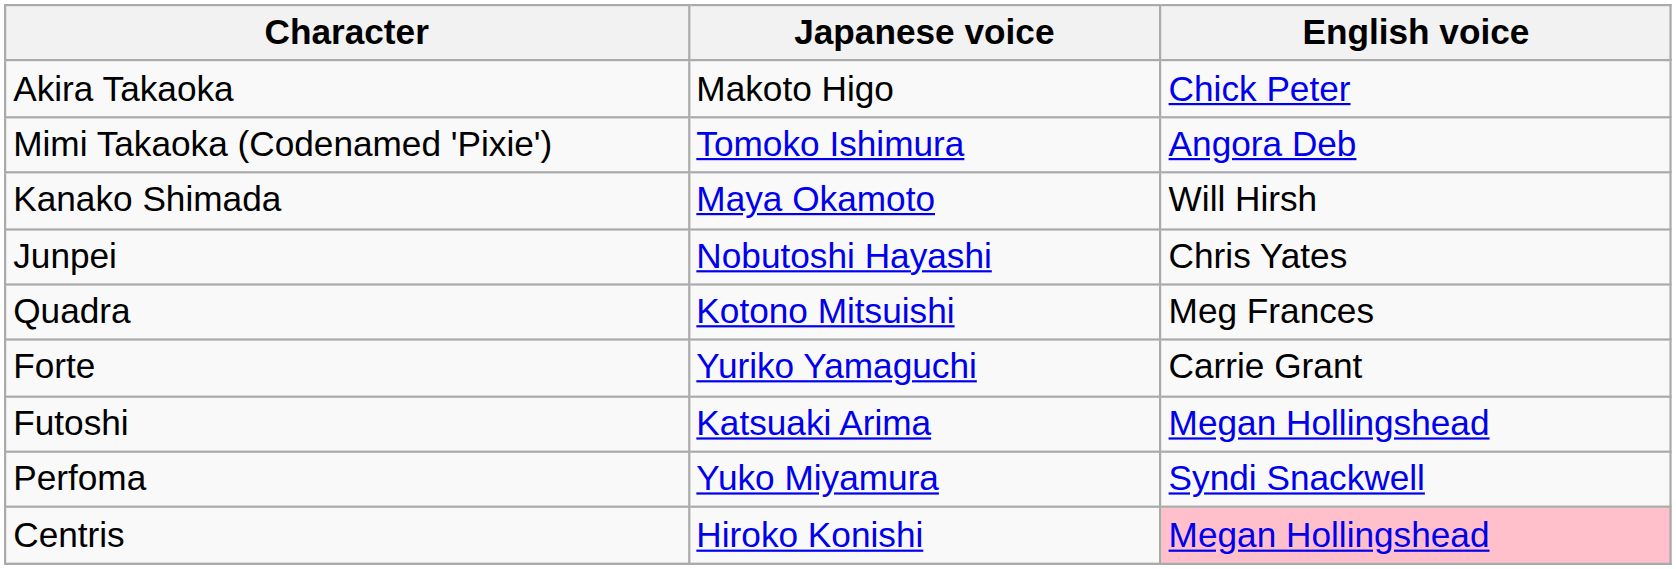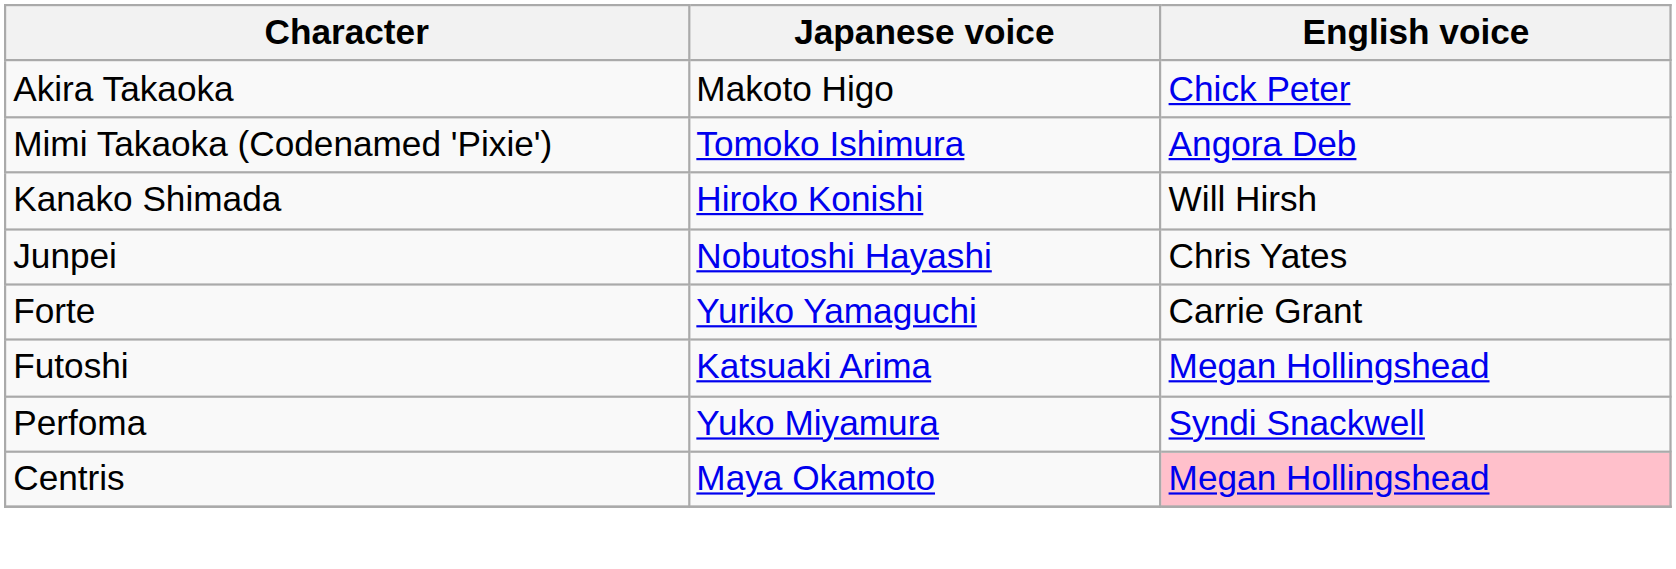(816, 199) Maya Okamoto -> (810, 199) Hiroko Konishi
- row: (72, 311)
(810, 534) Hiroko Konishi -> (816, 479) Maya Okamoto
